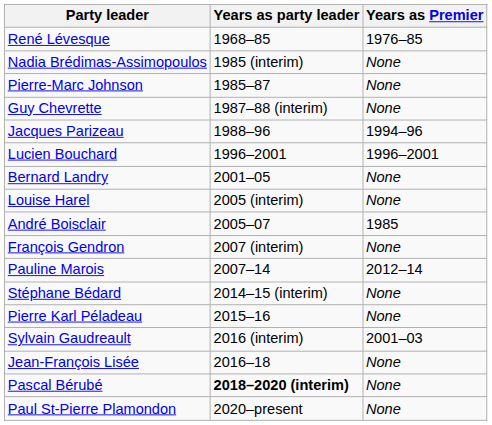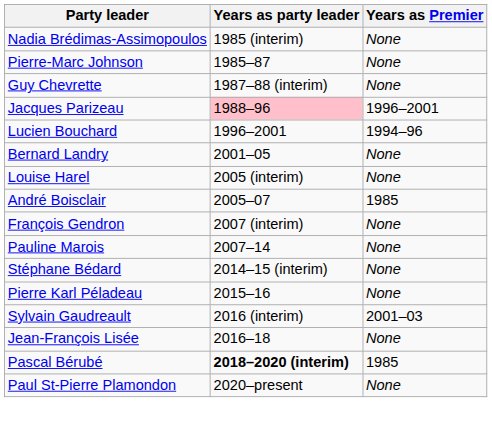- row: (59, 39)
(242, 131) no background -> (242, 108) pink background
(394, 131) 1994–96 -> (402, 108) 1996–2001
(402, 154) 1996–2001 -> (394, 131) 1994–96
(394, 270) 2012–14 -> (383, 246) None
(383, 385) None -> (382, 362) 1985
